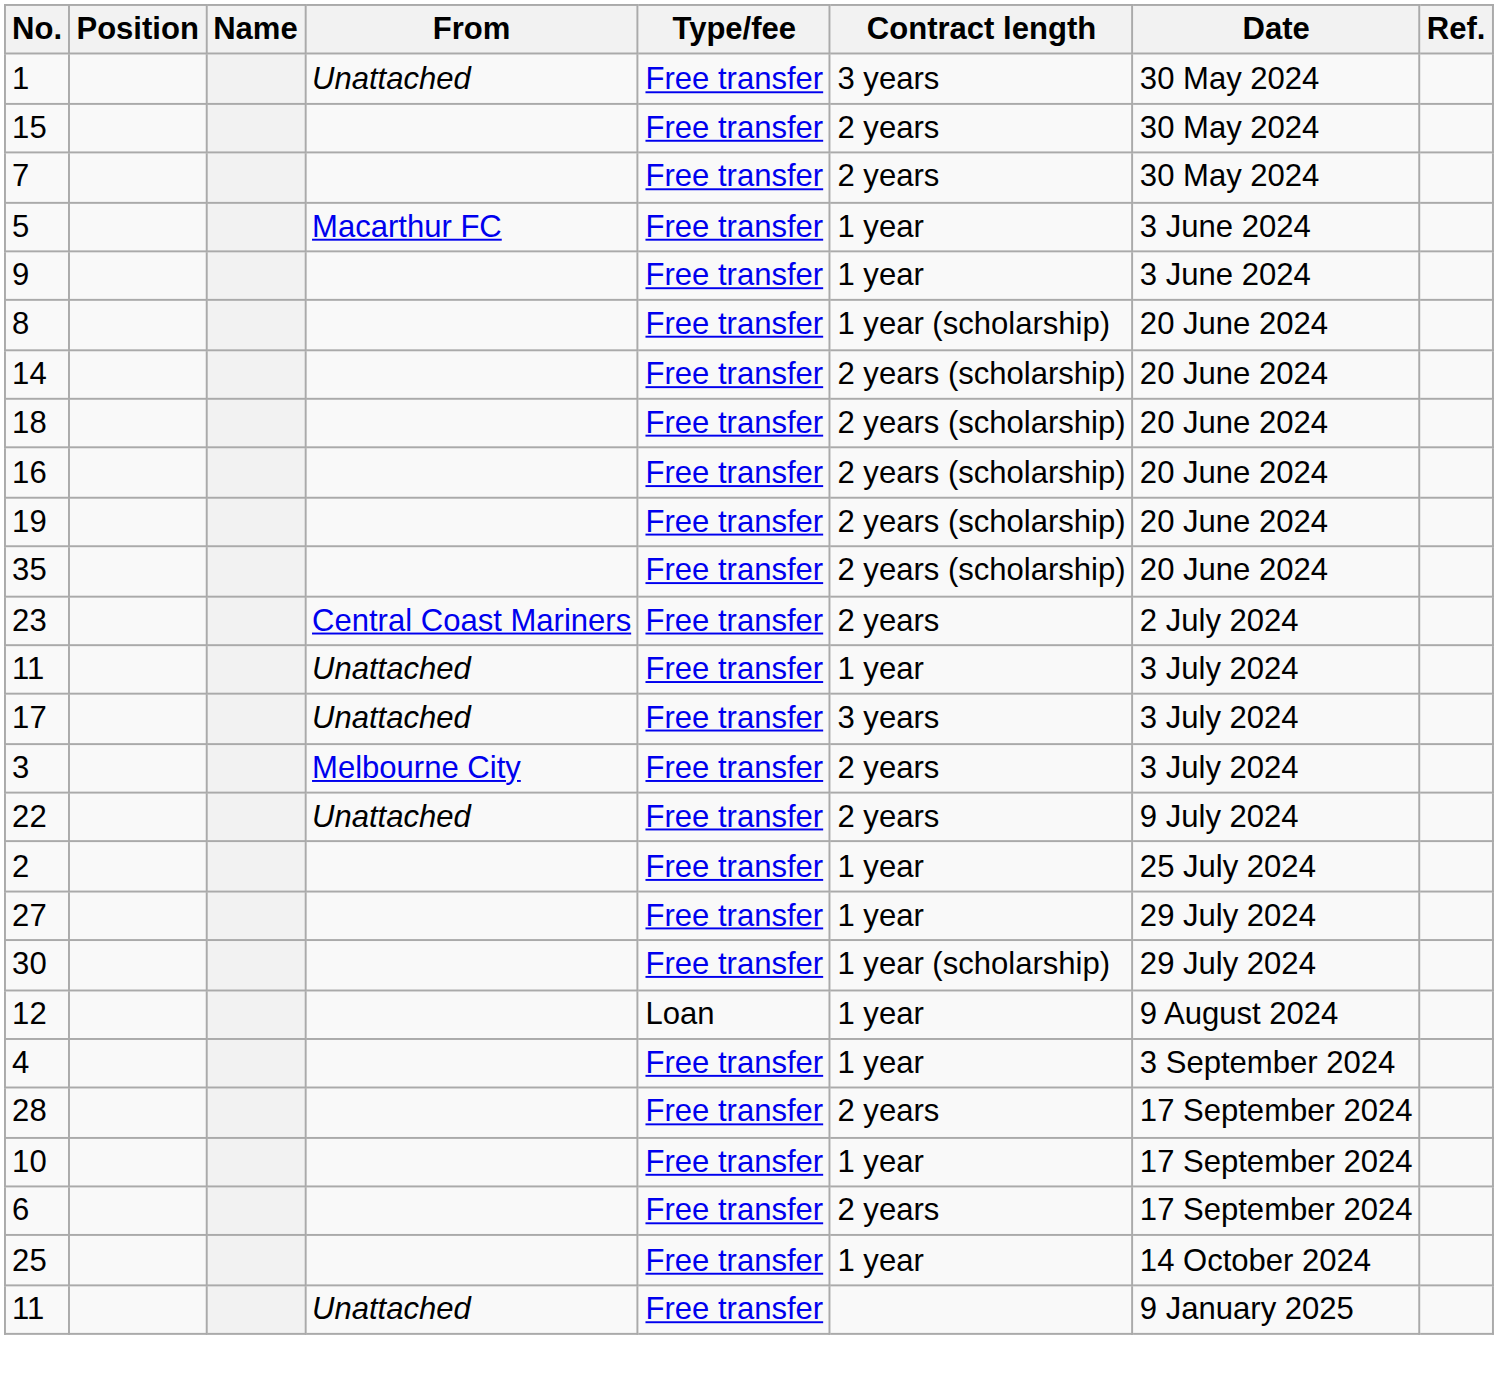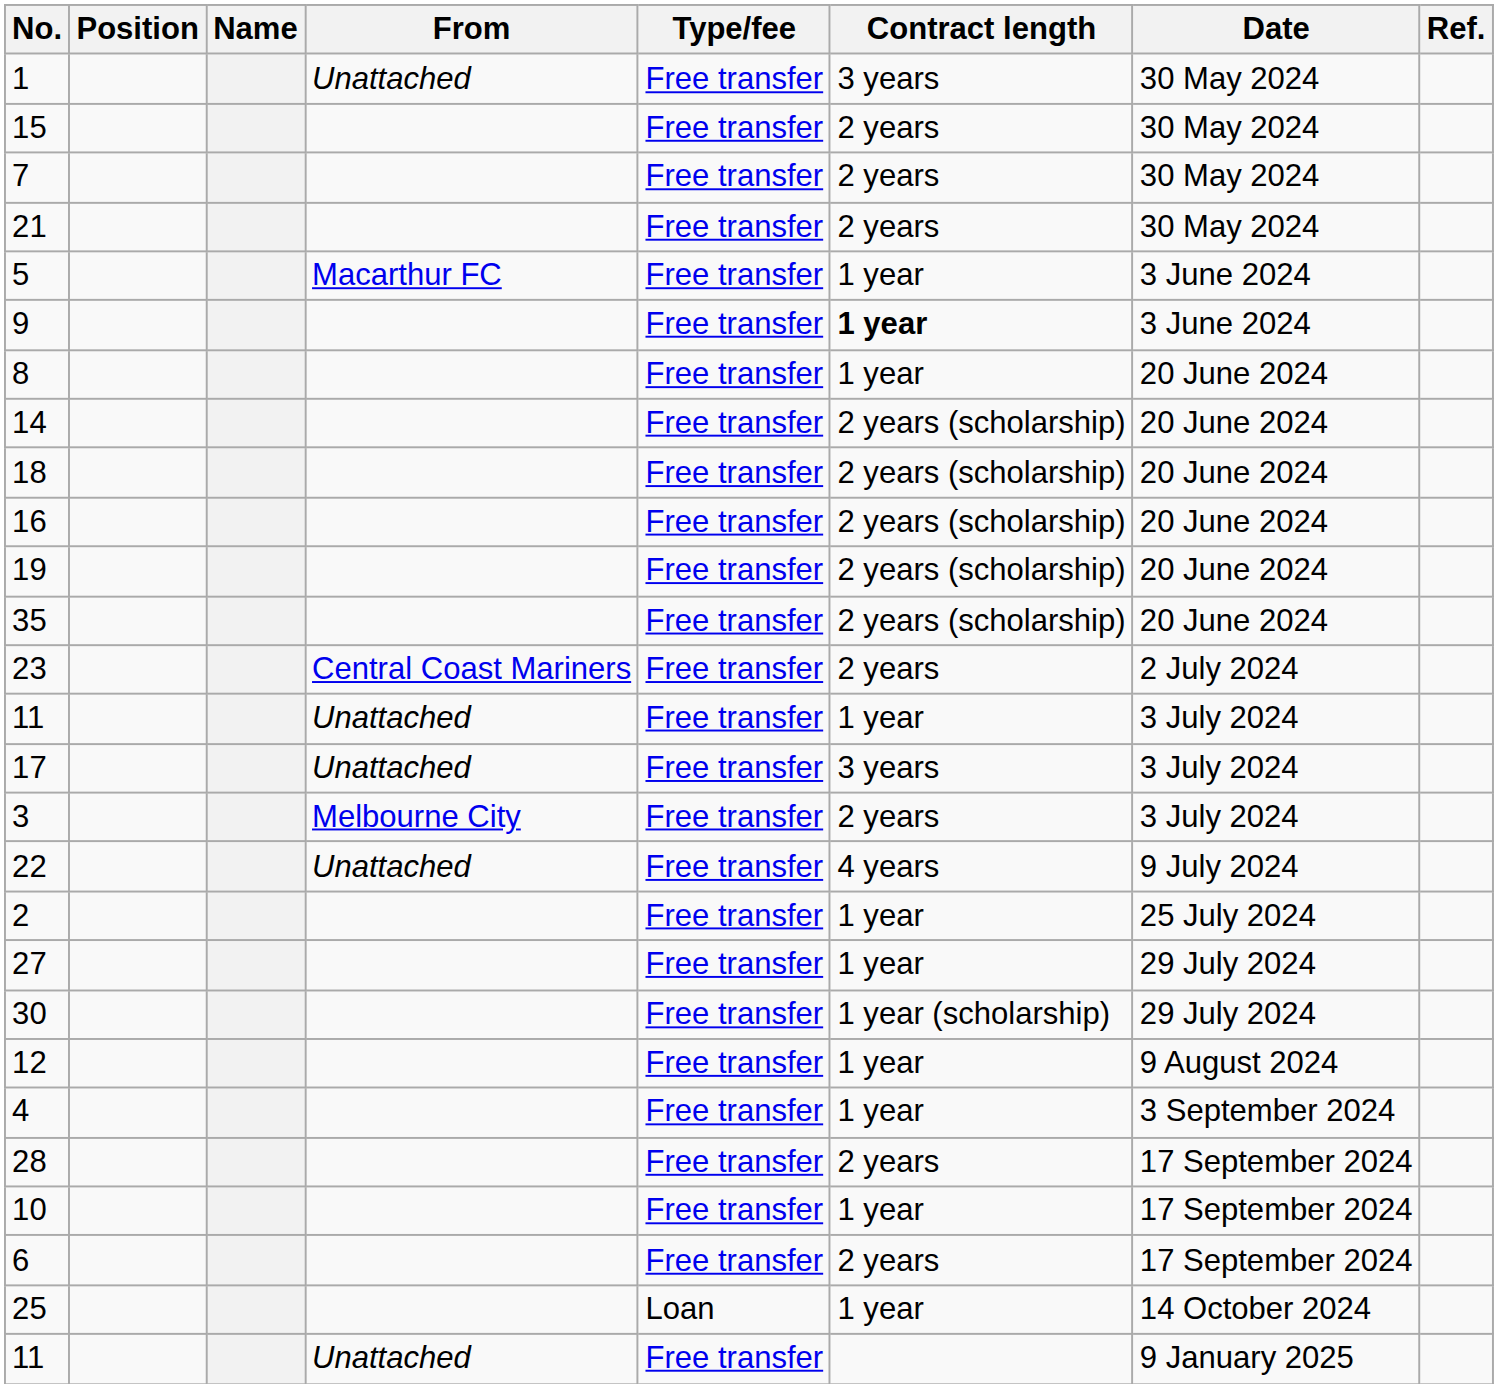+ row: (29, 226)
(881, 275) normal -> (882, 324) bold
(974, 324) 1 year (scholarship) -> (881, 373) 1 year
(888, 816) 2 years -> (888, 865) 4 years
(680, 1013) Loan -> (734, 1062) Free transfer
(734, 1259) Free transfer -> (680, 1309) Loan
